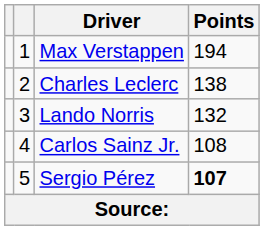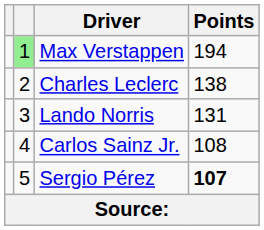(24, 52) no background -> (24, 52) lightgreen background
(210, 115) 132 -> (210, 115) 131
